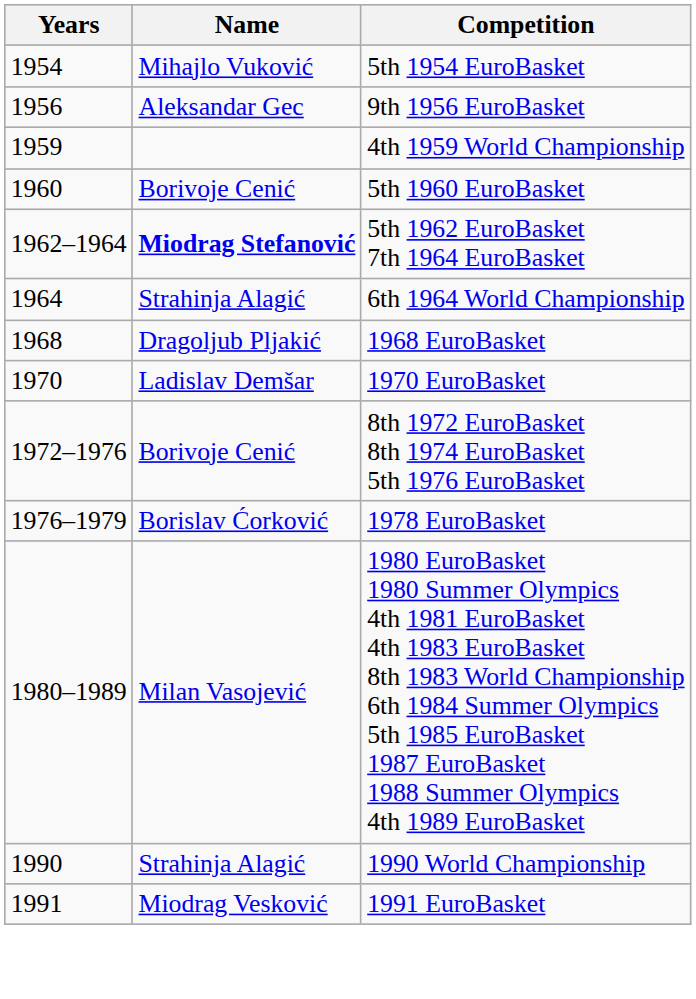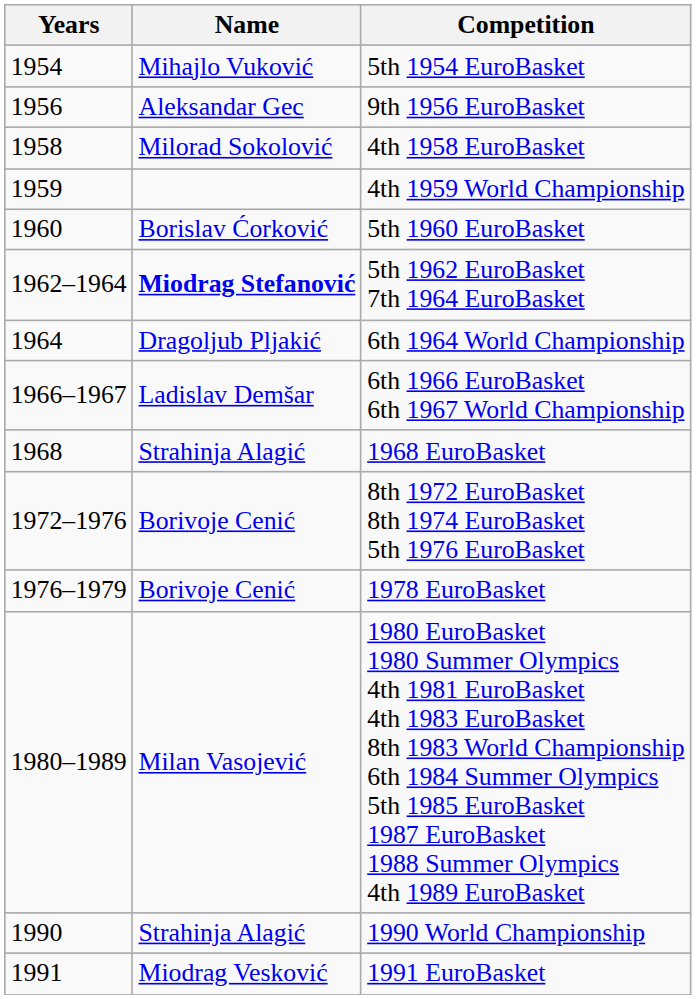+ row: (476, 147)
(217, 188) Borivoje Cenić -> (233, 229) Borislav Ćorković
(222, 299) Strahinja Alagić -> (230, 339) Dragoljub Pljakić
+ row: (526, 395)
(230, 339) Dragoljub Pljakić -> (222, 450) Strahinja Alagić
- row: (456, 380)
(233, 520) Borislav Ćorković -> (217, 590) Borivoje Cenić
